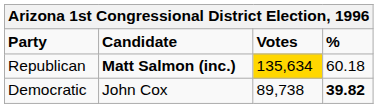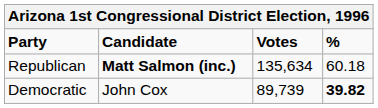(285, 66) gold background -> (285, 66) no background
(280, 90) 89,738 -> (280, 90) 89,739
